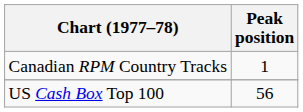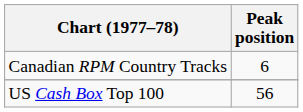(265, 65) 1 -> (265, 65) 6
